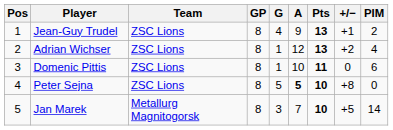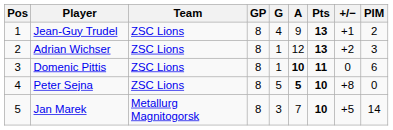(374, 49) 4 -> (374, 49) 3
(298, 67) normal -> (298, 67) bold
